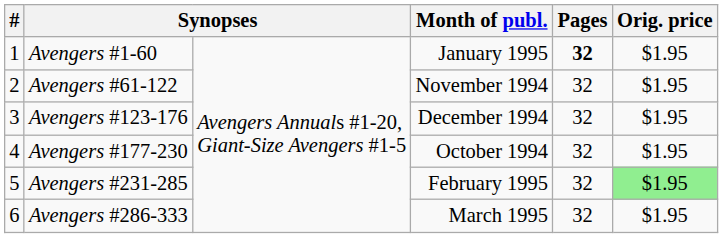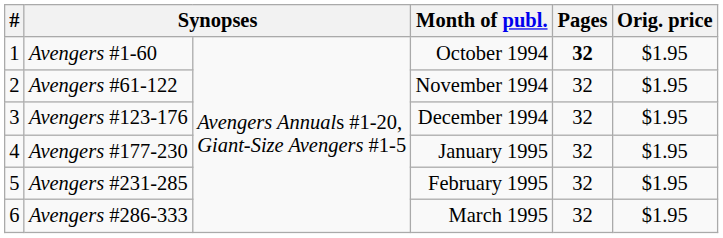(493, 53) January 1995 -> (492, 53) October 1994
(492, 150) October 1994 -> (493, 150) January 1995
(665, 183) lightgreen background -> (665, 183) no background
